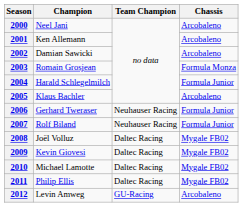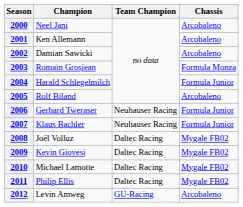(60, 95) Klaus Bachler -> (56, 95) Rolf Biland
(56, 124) Rolf Biland -> (60, 124) Klaus Bachler
